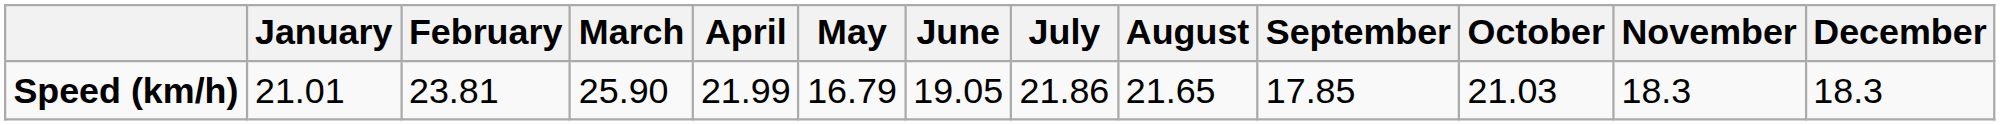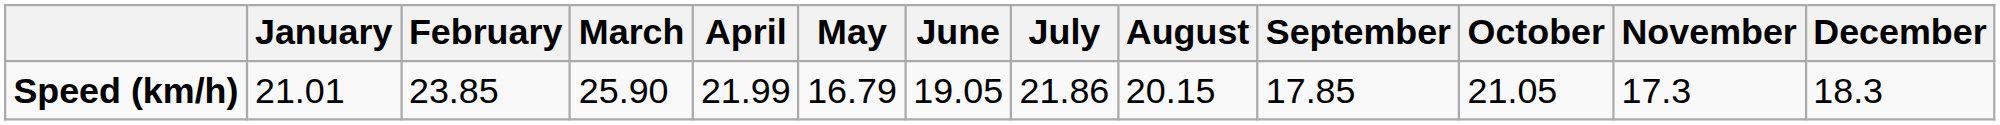(454, 89) 23.81 -> (454, 89) 23.85
(1171, 89) 21.65 -> (1171, 89) 20.15
(1512, 89) 21.03 -> (1512, 89) 21.05
(1656, 89) 18.3 -> (1656, 89) 17.3
